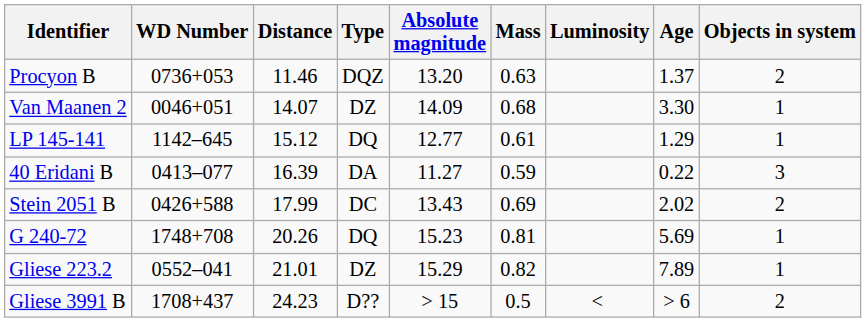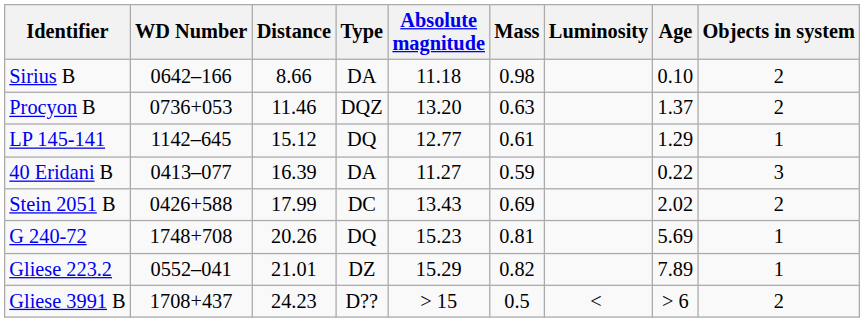+ row: (42, 75)
- row: (68, 107)
